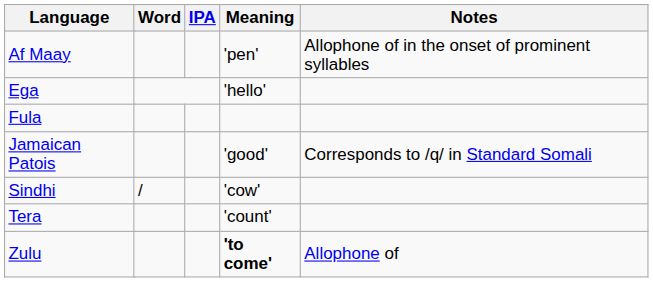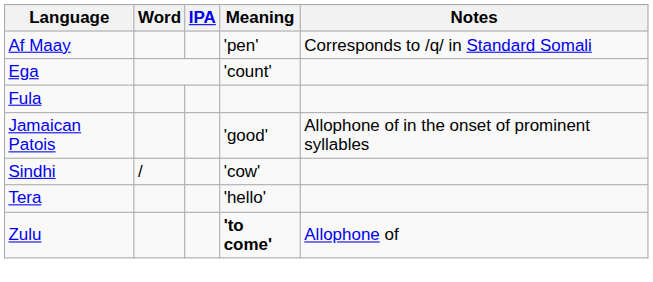(447, 54) Allophone of in the onset of prominent syllables -> (448, 44) Corresponds to /q/ in Standard Somali
(245, 90) 'hello' -> (248, 71) 'count'
(448, 154) Corresponds to /q/ in Standard Somali -> (447, 135) Allophone of in the onset of prominent syllables
(248, 217) 'count' -> (245, 198) 'hello'
